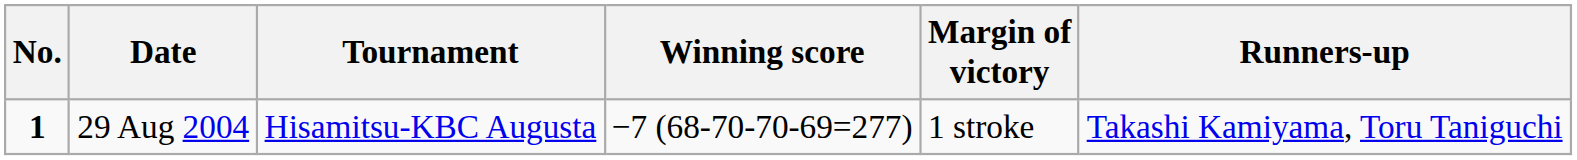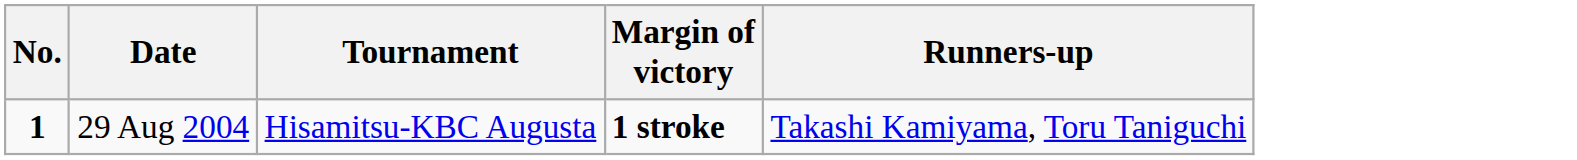- column: (762, 51)
(981, 126) normal -> (668, 126) bold
